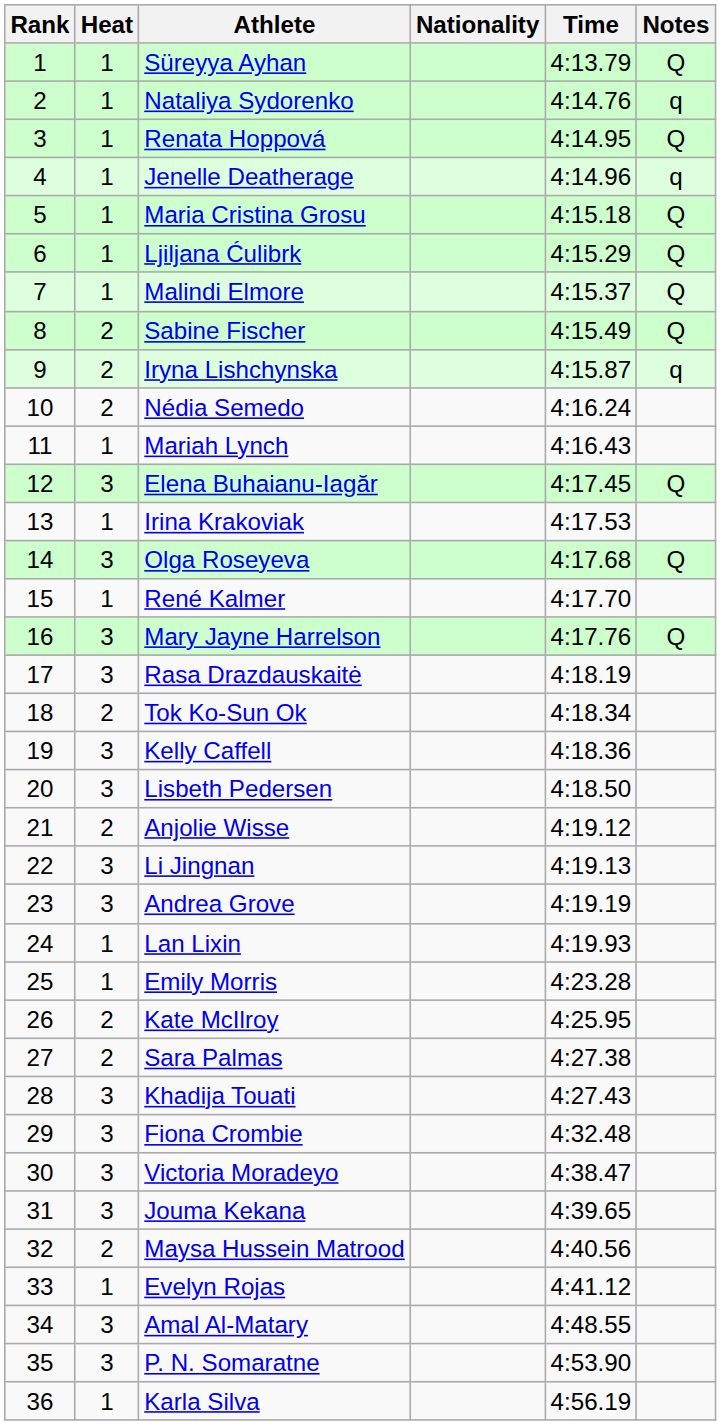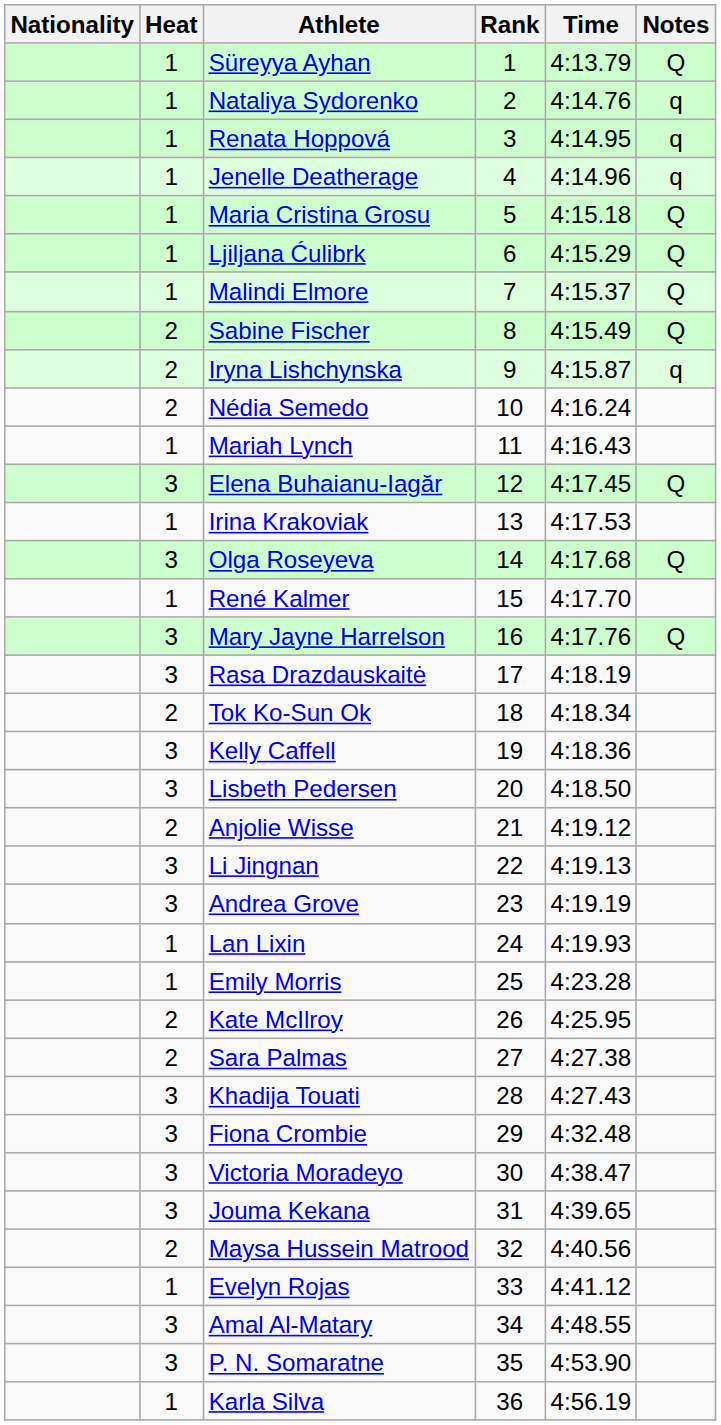columns swapped: (40, 24) <-> (478, 24)
(676, 139) Q -> (676, 139) q
